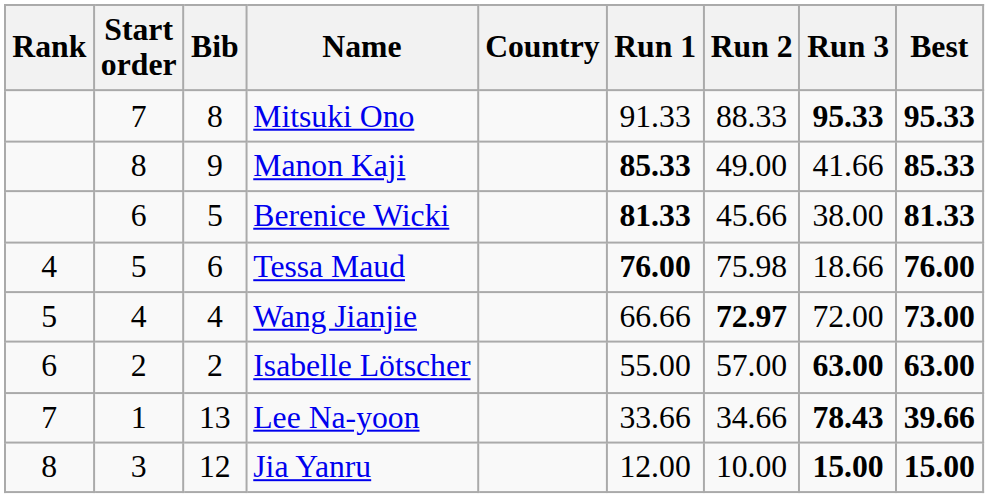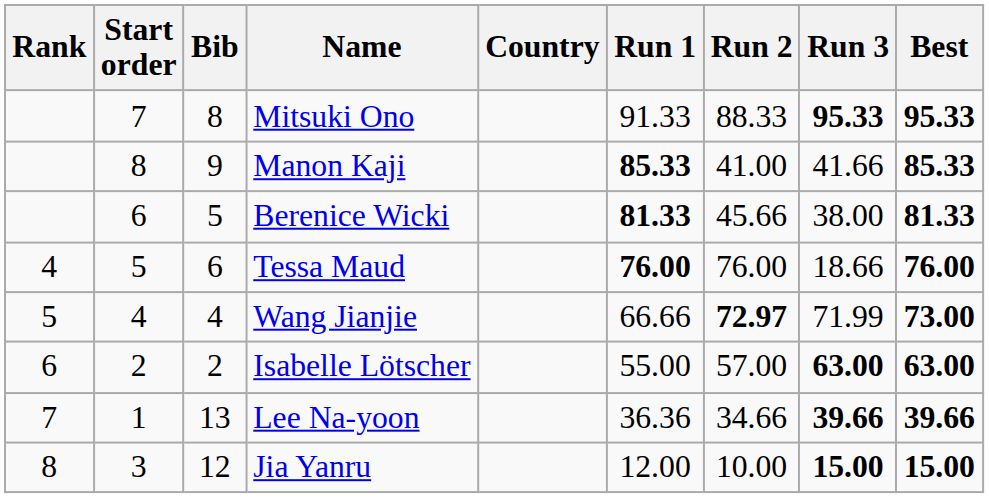(752, 165) 49.00 -> (752, 165) 41.00
(752, 266) 75.98 -> (752, 266) 76.00
(848, 316) 72.00 -> (848, 316) 71.99
(655, 416) 33.66 -> (655, 416) 36.36
(848, 416) 78.43 -> (848, 416) 39.66
